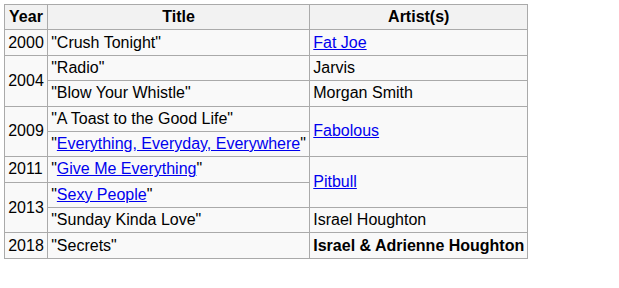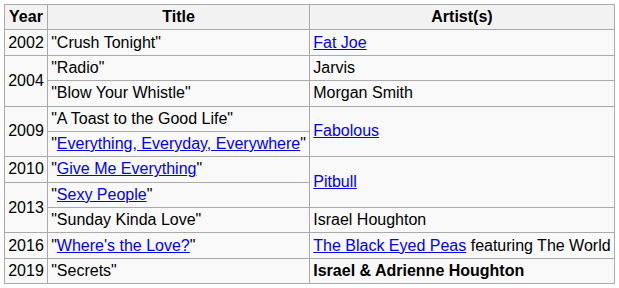(26, 42) 2000 -> (26, 42) 2002
(25, 169) 2011 -> (26, 169) 2010
+ row: (123, 245)
(26, 245) 2018 -> (26, 270) 2019
